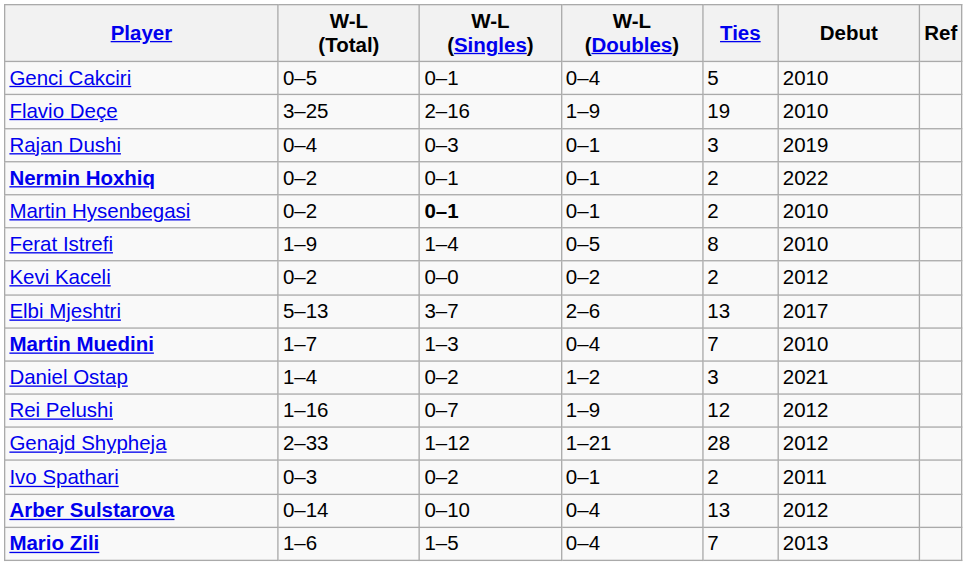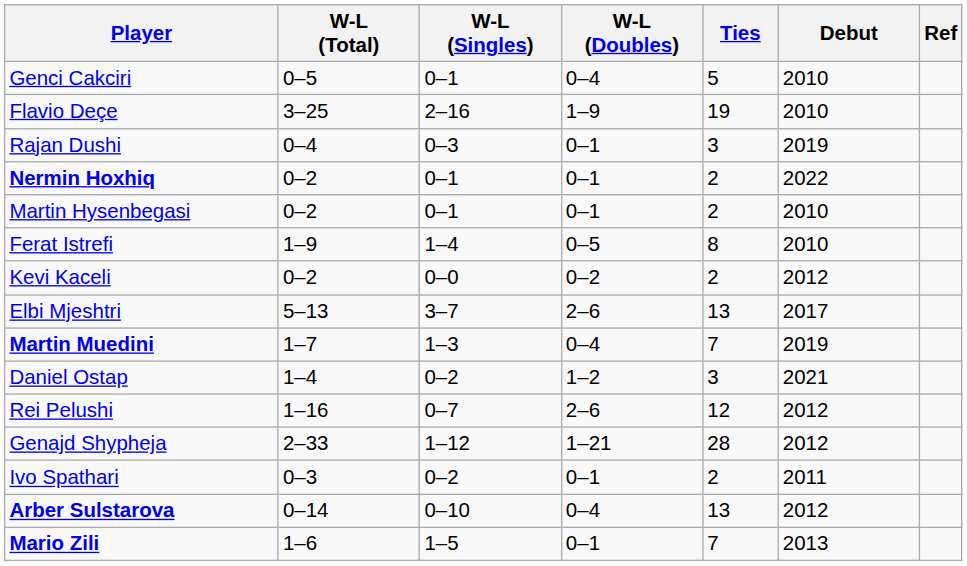(441, 210) bold -> (441, 210) normal
(806, 343) 2010 -> (806, 343) 2019
(583, 410) 1–9 -> (583, 410) 2–6
(583, 543) 0–4 -> (583, 543) 0–1
